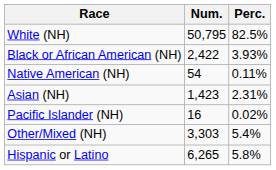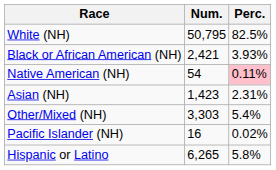(203, 54) 2,422 -> (203, 54) 2,421
(249, 74) no background -> (249, 74) pink background
rows swapped: (65, 114) <-> (57, 134)
